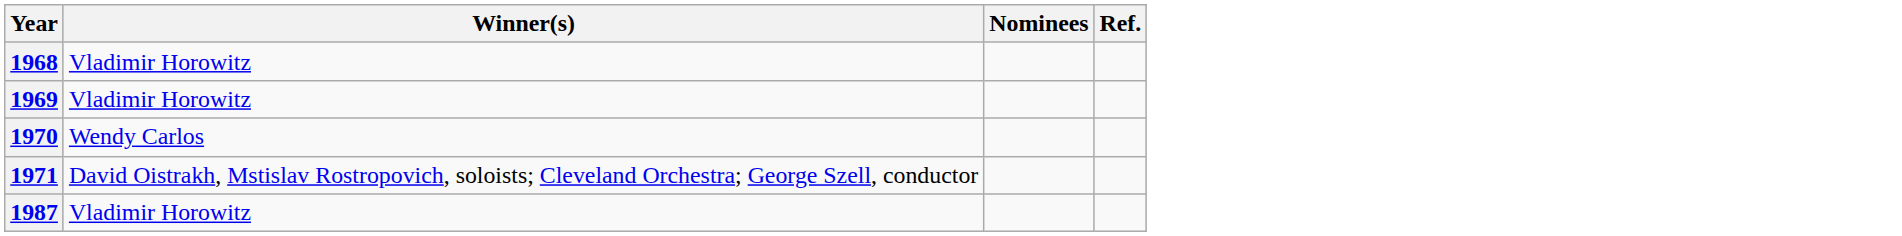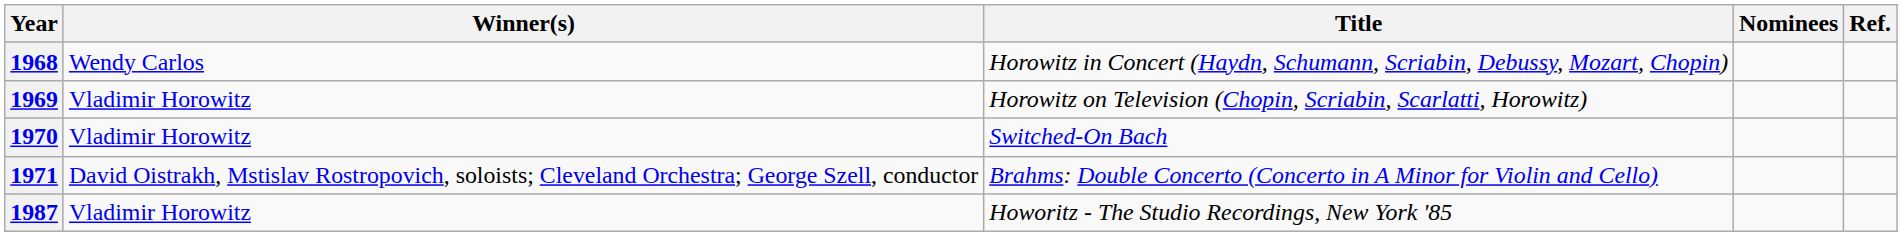+ column: (1359, 23)
(160, 61) Vladimir Horowitz -> (136, 61) Wendy Carlos
(136, 136) Wendy Carlos -> (160, 136) Vladimir Horowitz
